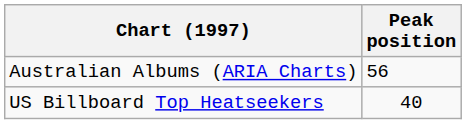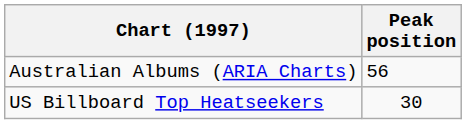(411, 103) 40 -> (411, 103) 30
